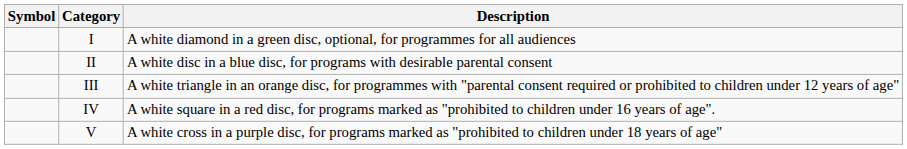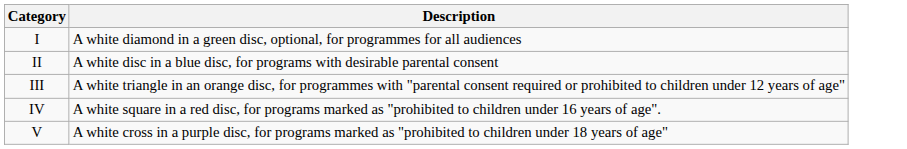- column: (32, 16)
